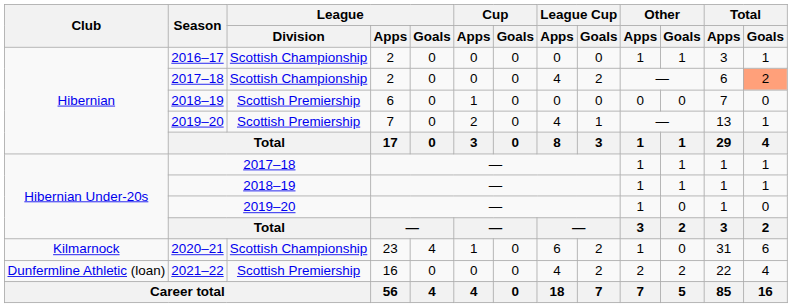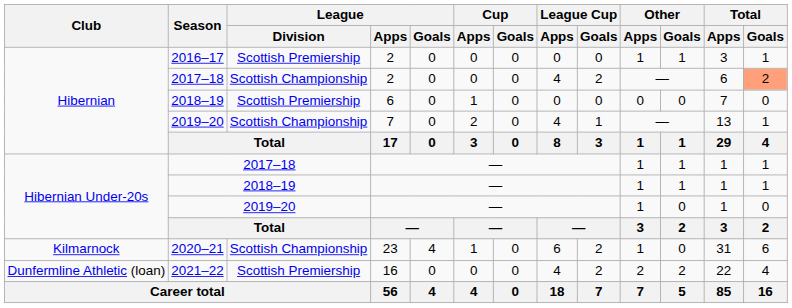(299, 57) Scottish Championship -> (299, 57) Scottish Premiership
(299, 121) Scottish Premiership -> (299, 121) Scottish Championship
